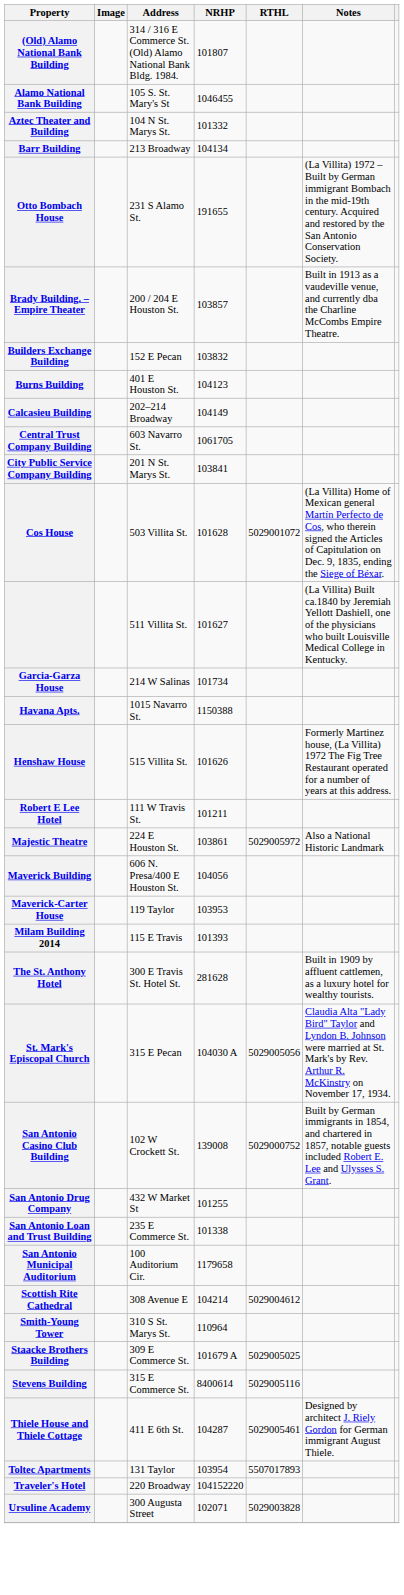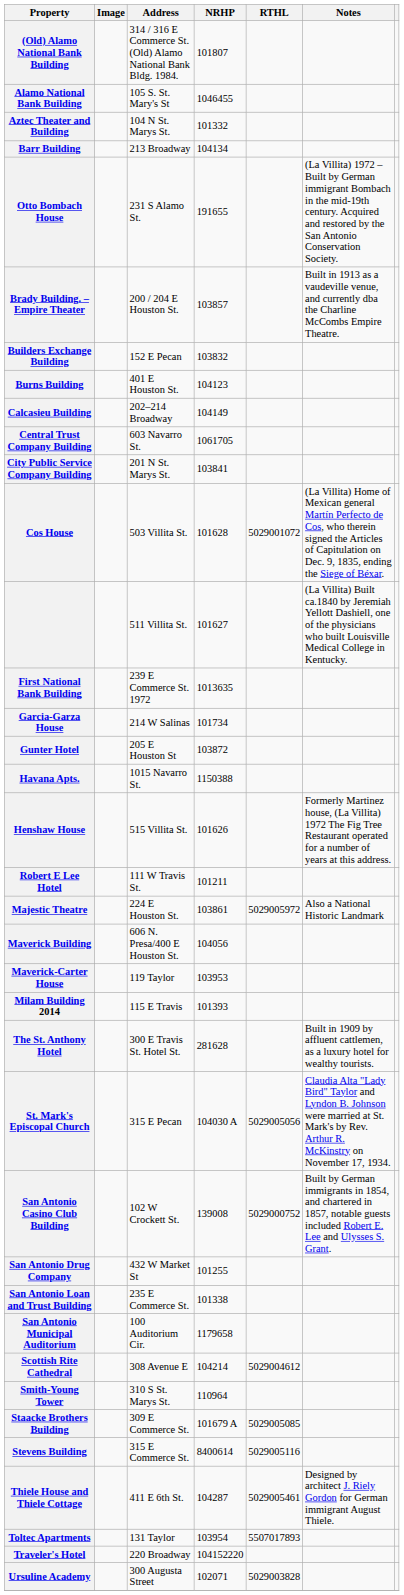+ row: (50, 688)
+ row: (49, 750)
(274, 1355) 5029005025 -> (274, 1423) 5029005085
